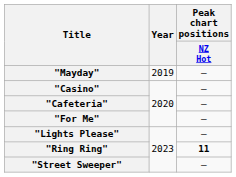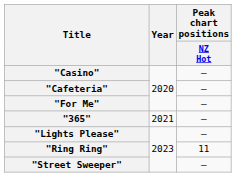- row: (77, 73)
+ row: (77, 119)
(204, 149) bold -> (204, 149) normal
